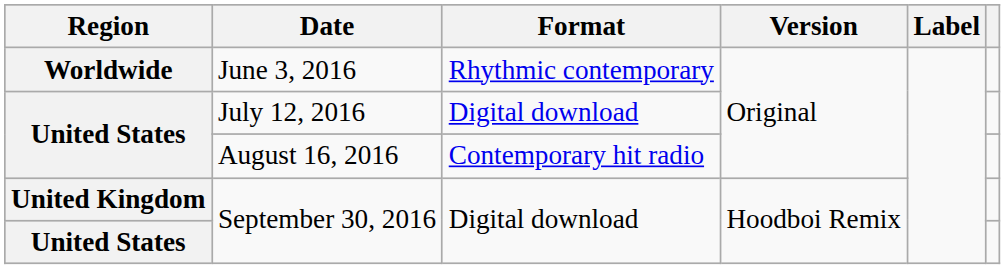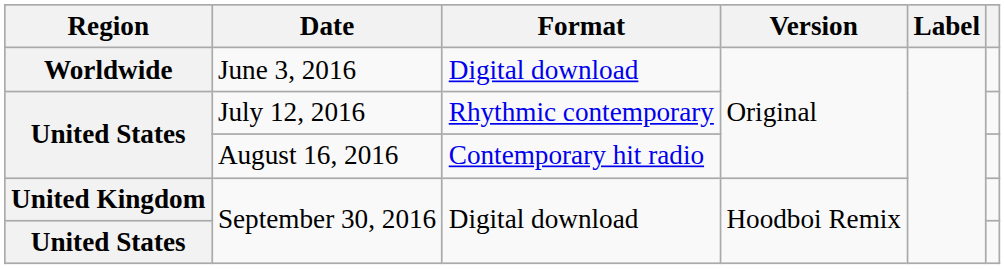(581, 69) Rhythmic contemporary -> (544, 69) Digital download
(544, 112) Digital download -> (581, 112) Rhythmic contemporary
